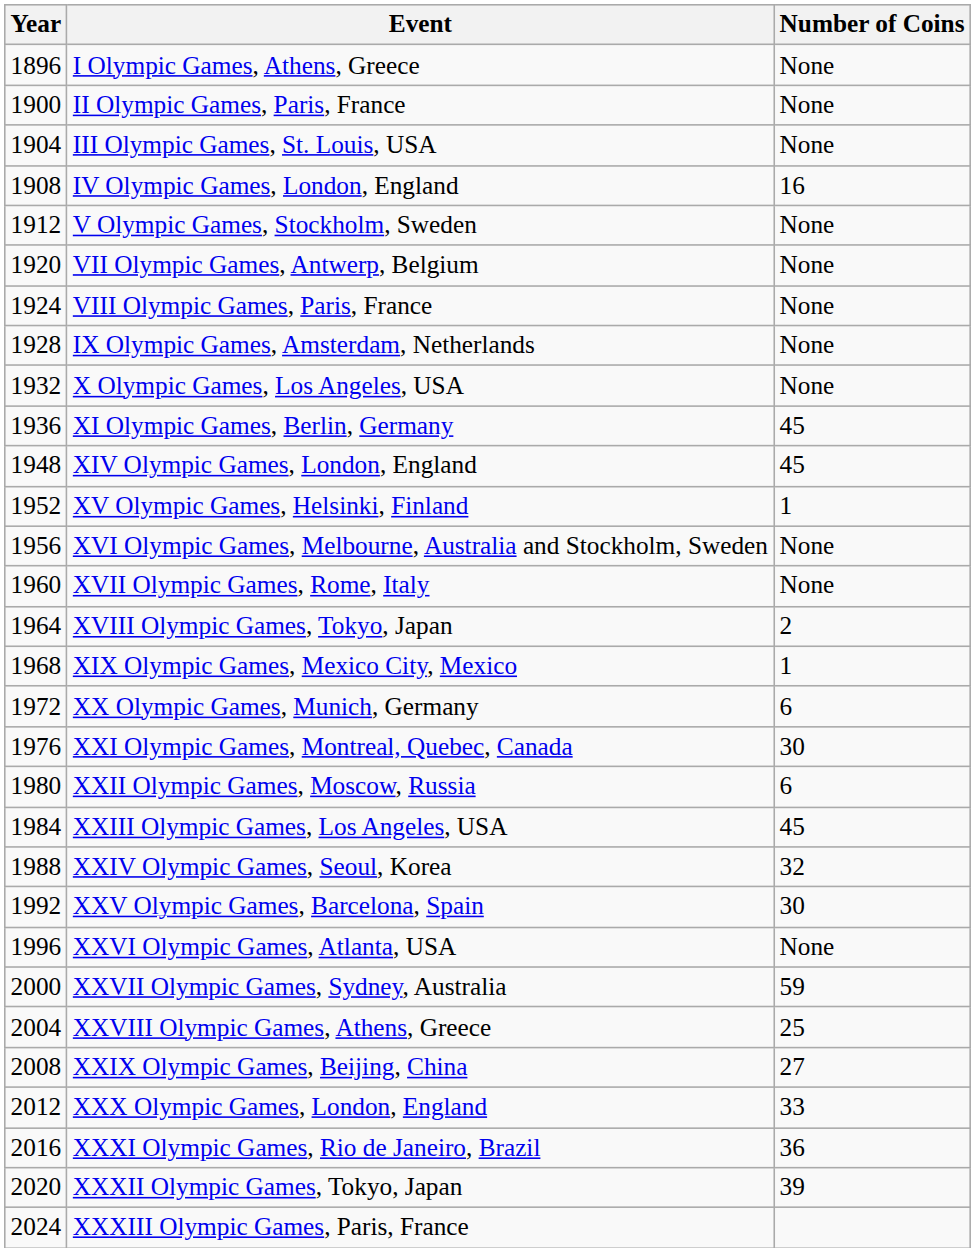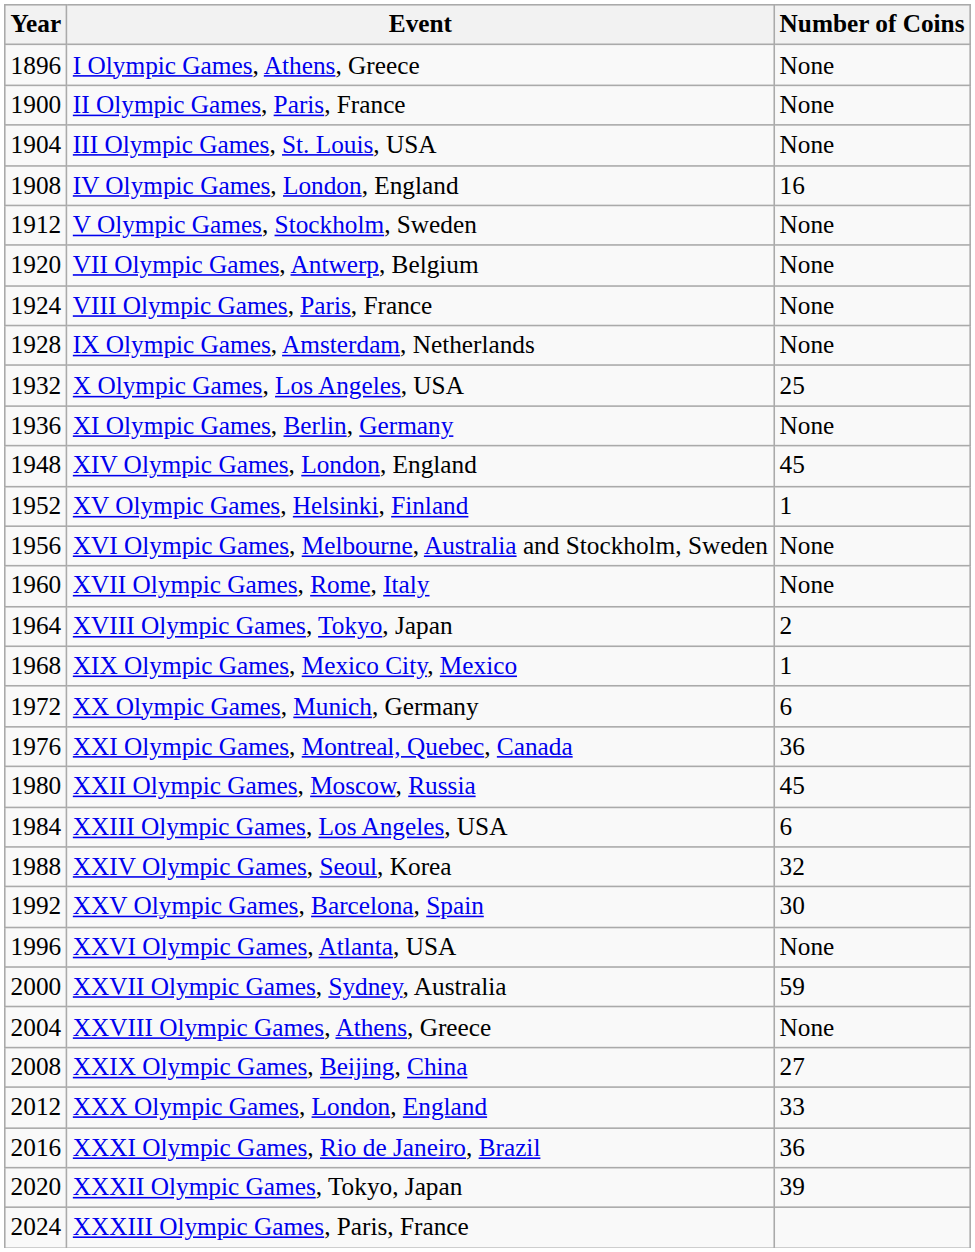(807, 385) None -> (792, 385) 25
(792, 425) 45 -> (807, 425) None
(792, 746) 30 -> (792, 746) 36
(786, 786) 6 -> (792, 786) 45
(792, 826) 45 -> (786, 826) 6
(792, 1026) 25 -> (807, 1026) None
